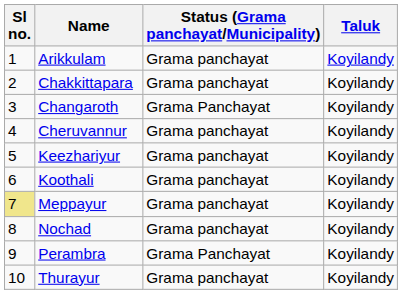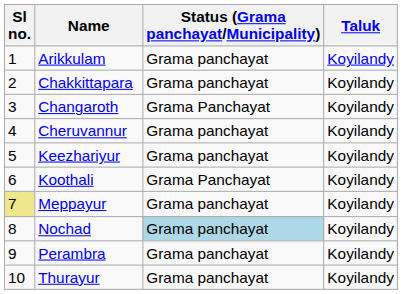(207, 180) Grama panchayat -> (208, 180) Grama Panchayat
(207, 228) no background -> (207, 228) lightblue background
(208, 253) Grama Panchayat -> (207, 253) Grama panchayat
